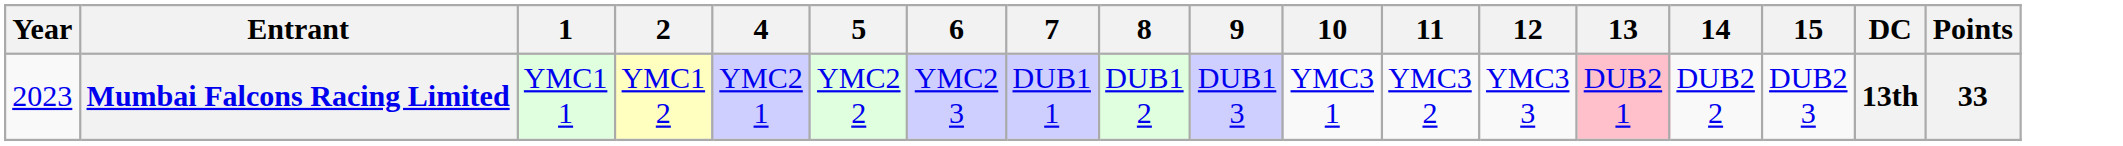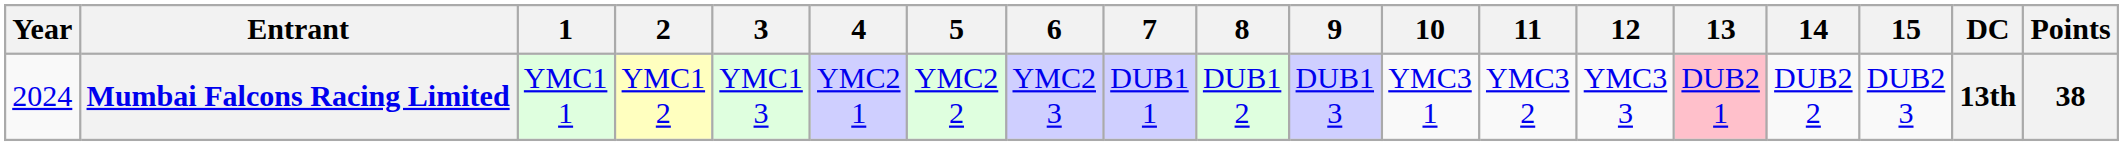+ column: (761, 28)
(42, 96) 2023 -> (42, 96) 2024
(1973, 96) 33 -> (2071, 96) 38
